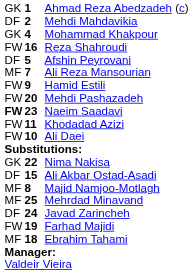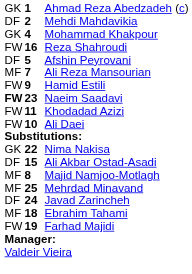- row: (94, 98)
rows swapped: (79, 226) <-> (86, 239)
